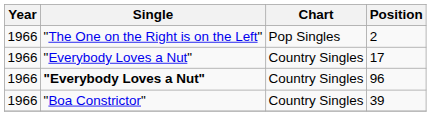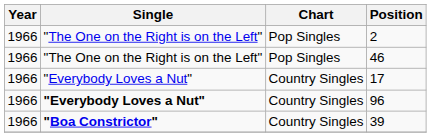+ row: (377, 57)
(95, 100) normal -> (101, 121) bold
